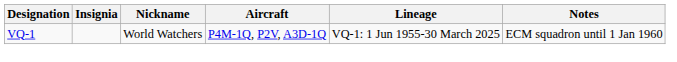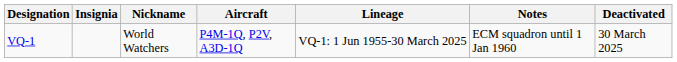+ column: (634, 14)
